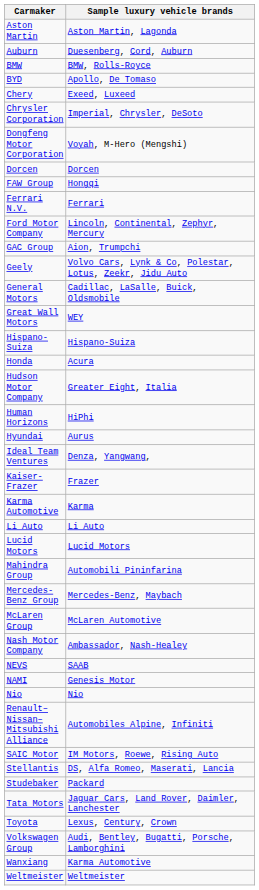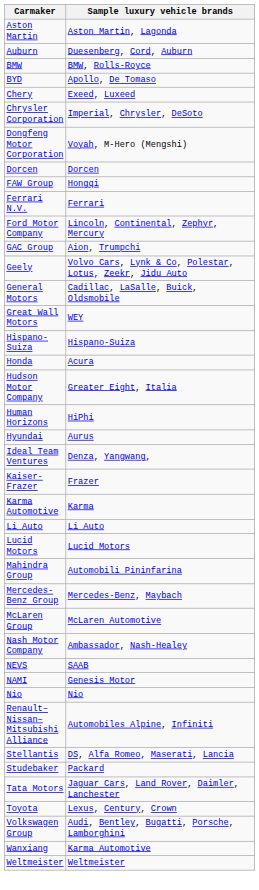- row: (32, 755)
